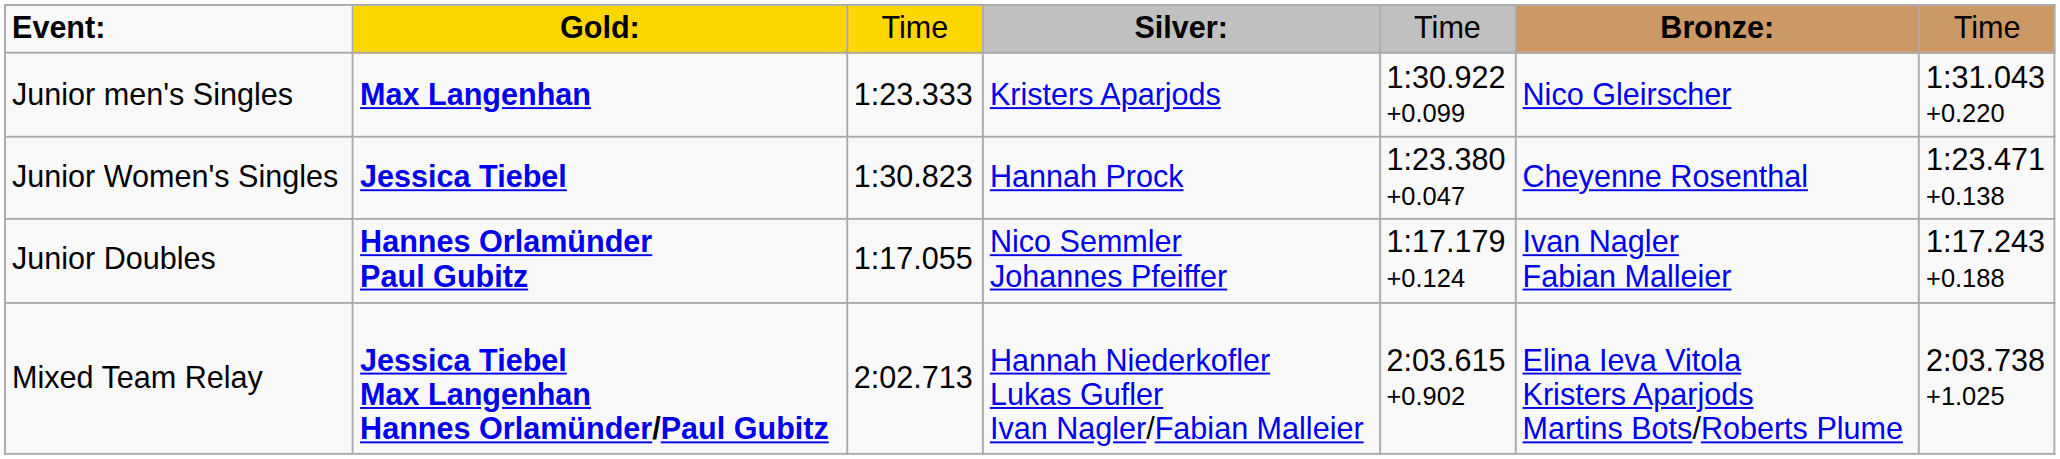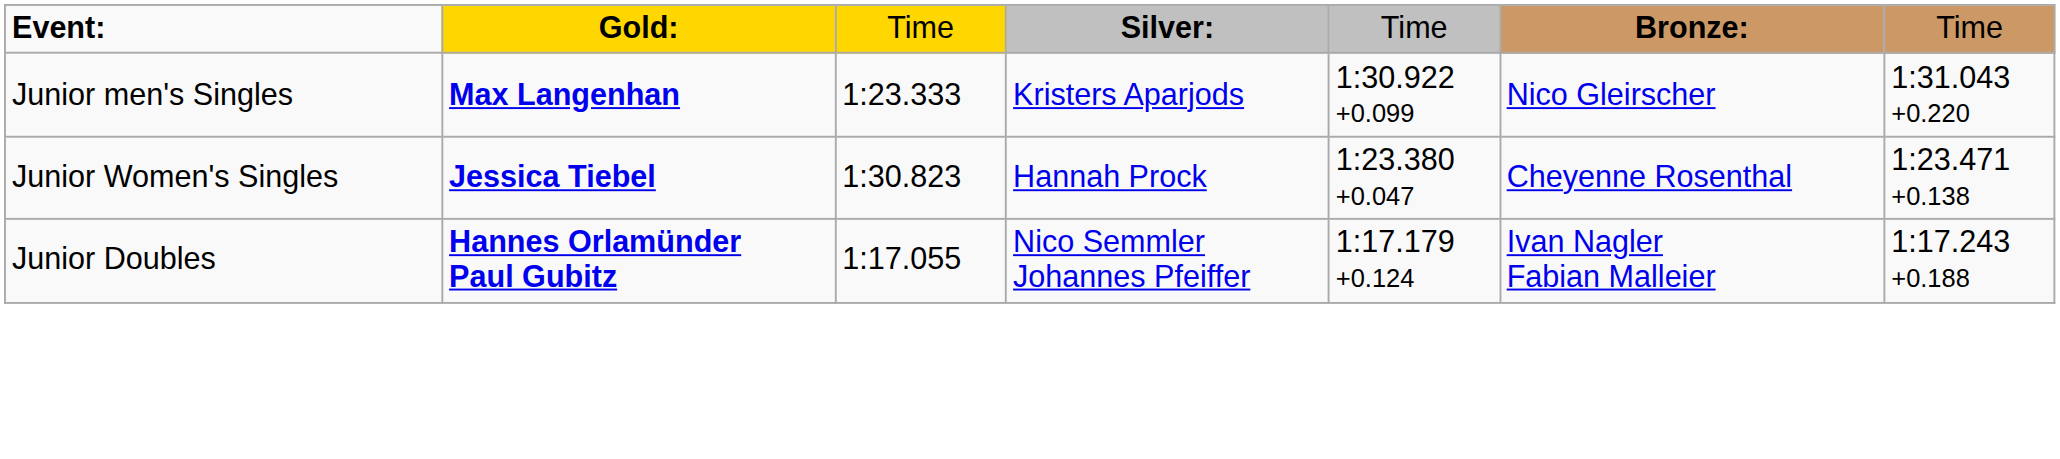- row: (137, 377)
